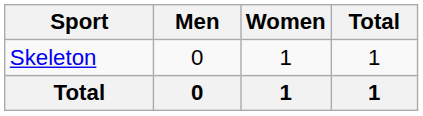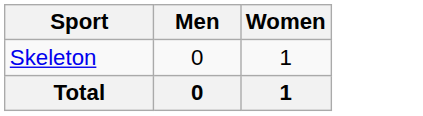- column: (374, 22)
